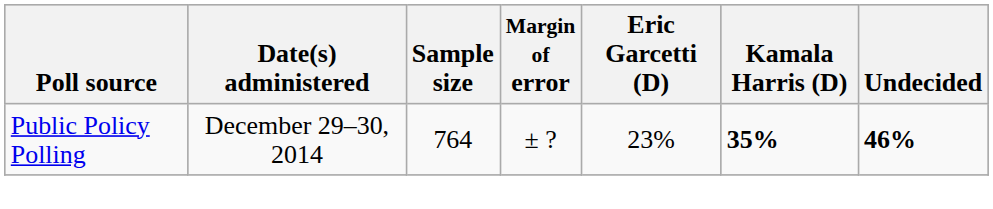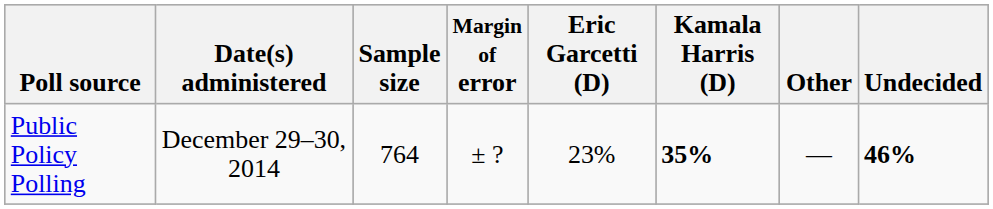+ column: (819, 83)
